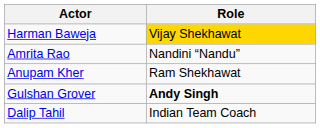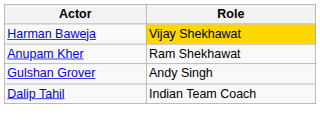- row: (38, 53)
(184, 93) bold -> (181, 73) normal
